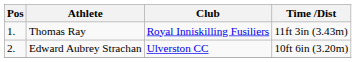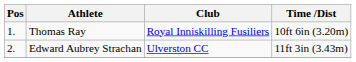(311, 31) 11ft 3in (3.43m) -> (311, 31) 10ft 6in (3.20m)
(311, 48) 10ft 6in (3.20m) -> (311, 48) 11ft 3in (3.43m)
